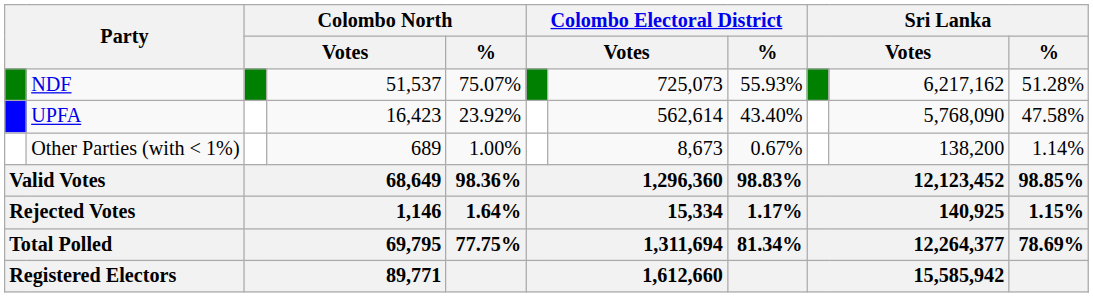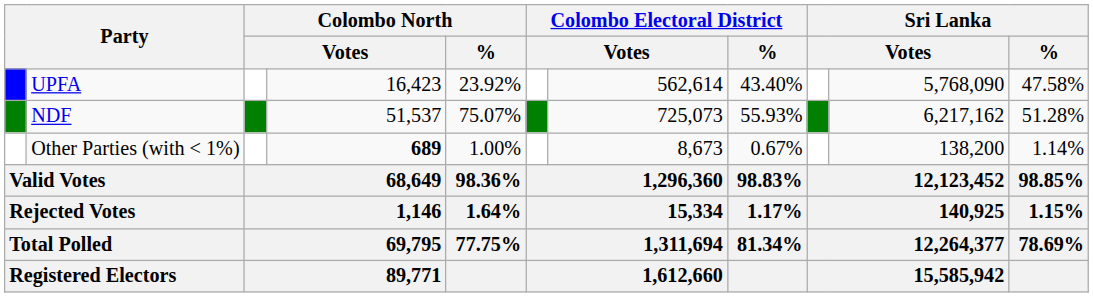rows swapped: (51, 84) <-> (56, 116)
(426, 148) normal -> (426, 148) bold
